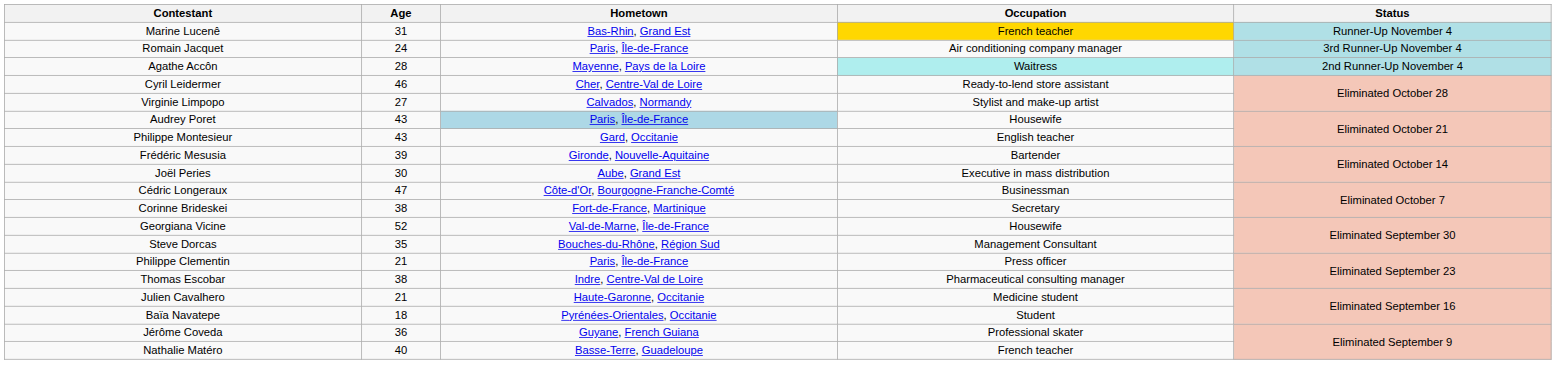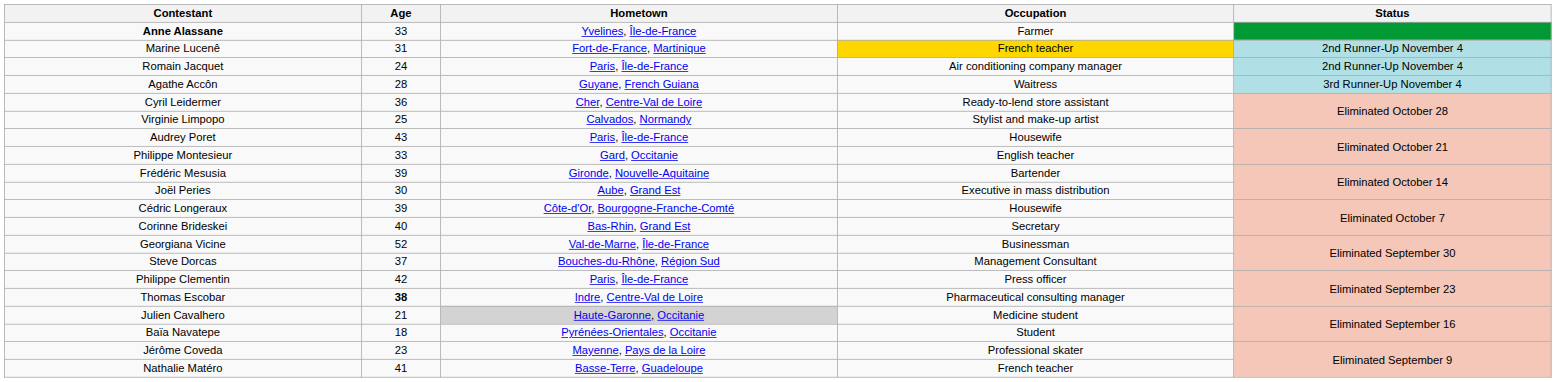+ row: (183, 31)
(639, 31) Bas-Rhin, Grand Est -> (639, 49) Fort-de-France, Martinique
(1392, 31) Runner-Up November 4 -> (1392, 49) 2nd Runner-Up November 4
(1392, 49) 3rd Runner-Up November 4 -> (1392, 67) 2nd Runner-Up November 4
(639, 67) Mayenne, Pays de la Loire -> (639, 85) Guyane, French Guiana
(1036, 67) paleturquoise background -> (1036, 85) no background
(1392, 67) 2nd Runner-Up November 4 -> (1392, 85) 3rd Runner-Up November 4
(401, 85) 46 -> (401, 102) 36
(401, 102) 27 -> (401, 120) 25
(639, 120) lightblue background -> (639, 138) no background
(401, 138) 43 -> (401, 156) 33
(401, 191) 47 -> (401, 209) 39
(1036, 191) Businessman -> (1036, 209) Housewife
(401, 209) 38 -> (401, 227) 40
(639, 209) Fort-de-France, Martinique -> (639, 227) Bas-Rhin, Grand Est
(1036, 227) Housewife -> (1036, 244) Businessman
(401, 244) 35 -> (401, 262) 37
(401, 262) 21 -> (401, 280) 42
(401, 280) normal -> (401, 298) bold
(639, 298) no background -> (639, 315) lightgrey background
(401, 333) 36 -> (401, 351) 23
(639, 333) Guyane, French Guiana -> (639, 351) Mayenne, Pays de la Loire
(401, 351) 40 -> (401, 369) 41
